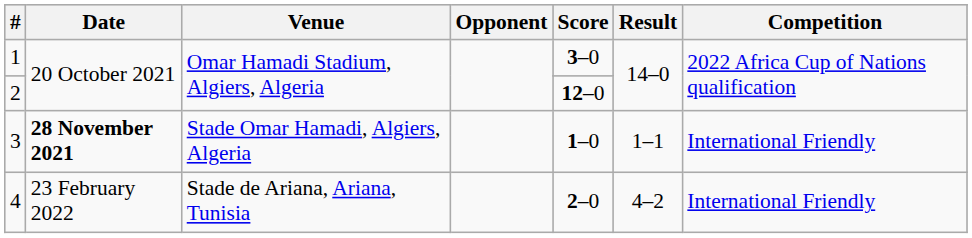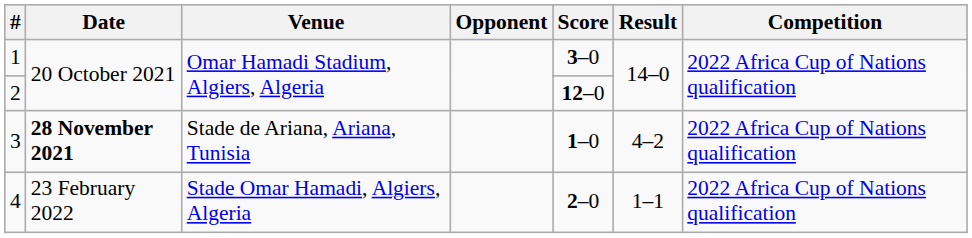(314, 140) Stade Omar Hamadi, Algiers, Algeria -> (291, 140) Stade de Ariana, Ariana, Tunisia
(648, 140) 1–1 -> (648, 140) 4–2
(781, 140) International Friendly -> (807, 140) 2022 Africa Cup of Nations qualification
(291, 201) Stade de Ariana, Ariana, Tunisia -> (314, 201) Stade Omar Hamadi, Algiers, Algeria
(648, 201) 4–2 -> (648, 201) 1–1
(781, 201) International Friendly -> (807, 201) 2022 Africa Cup of Nations qualification
